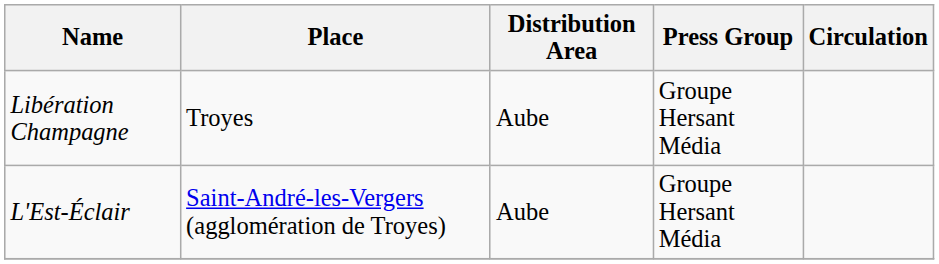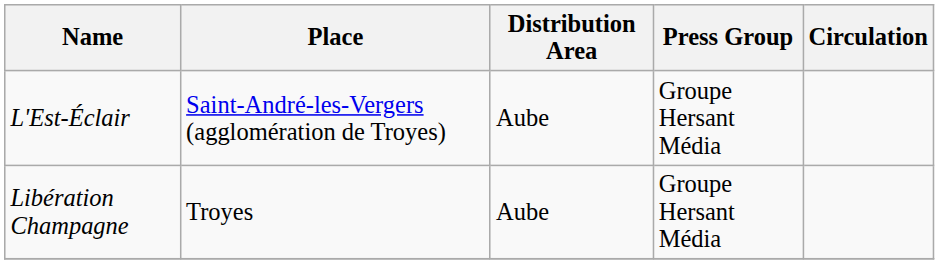rows swapped: (70, 211) <-> (70, 117)
